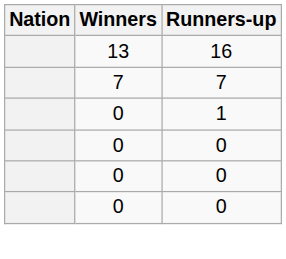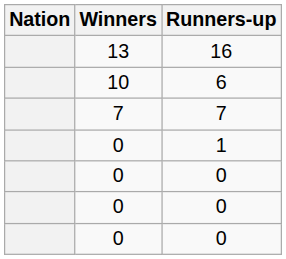+ row: (118, 82)
